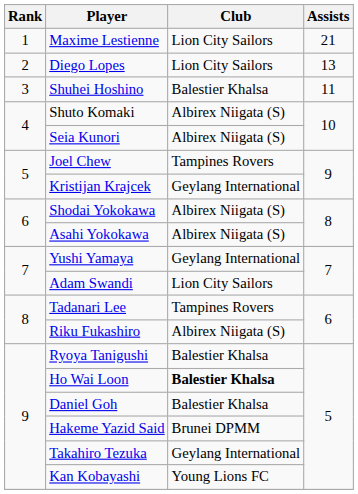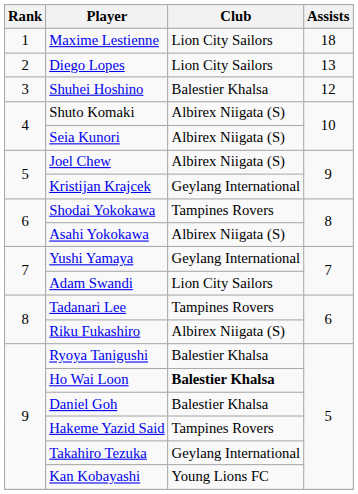(328, 40) 21 -> (328, 40) 18
(328, 88) 11 -> (328, 88) 12
(223, 161) Tampines Rovers -> (228, 161) Albirex Niigata (S)
(228, 210) Albirex Niigata (S) -> (223, 210) Tampines Rovers
(216, 428) Brunei DPMM -> (223, 428) Tampines Rovers
